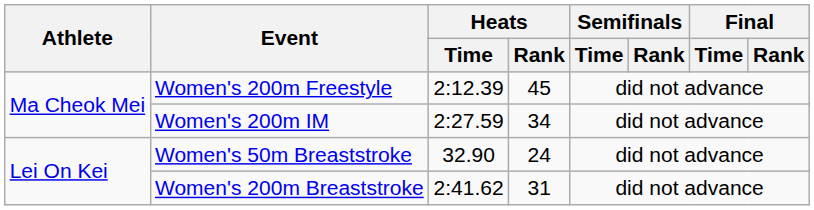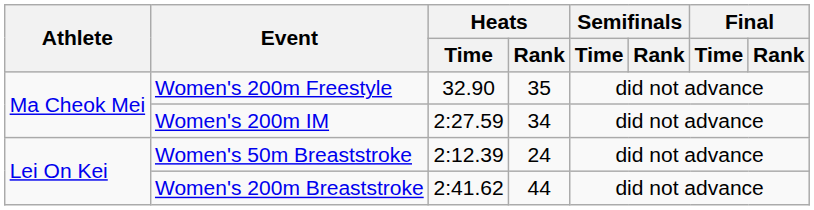(469, 88) 2:12.39 -> (469, 88) 32.90
(539, 88) 45 -> (539, 88) 35
(469, 155) 32.90 -> (469, 155) 2:12.39
(539, 188) 31 -> (539, 188) 44
